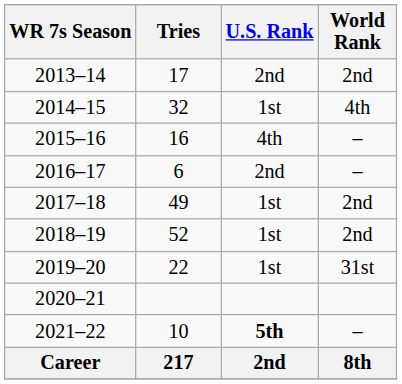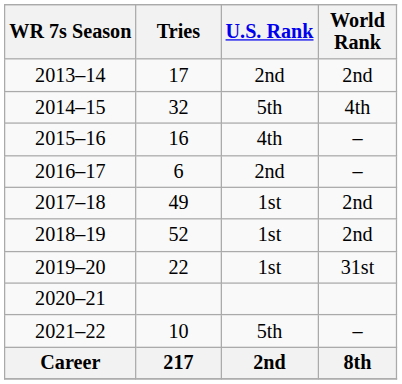(270, 107) 1st -> (270, 107) 5th
(270, 330) bold -> (270, 330) normal
